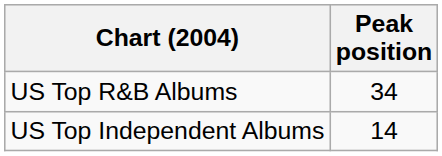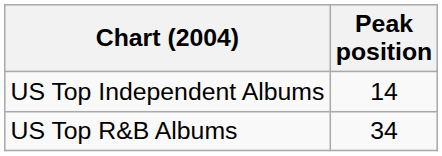rows swapped: (124, 91) <-> (167, 130)
